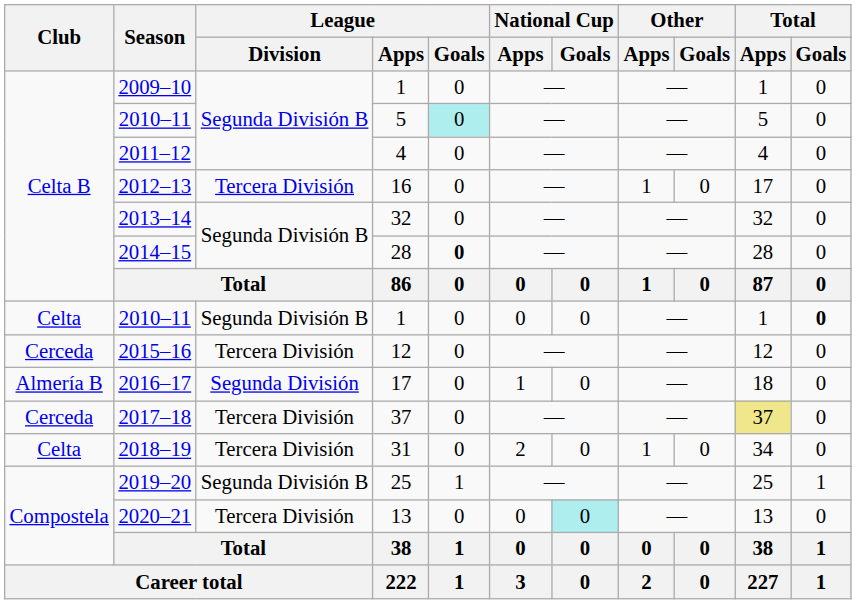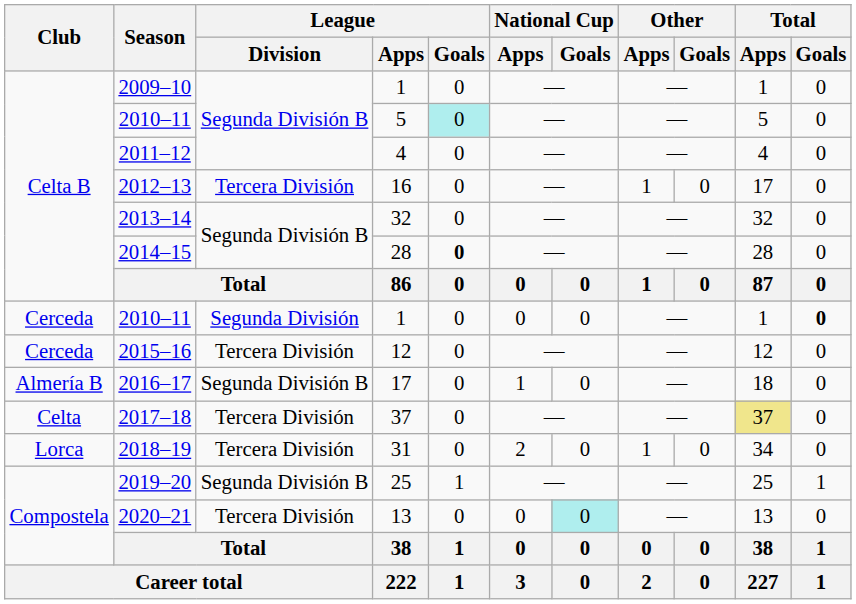(59, 317) Celta -> (59, 317) Cerceda
(285, 317) Segunda División B -> (285, 317) Segunda División
(285, 383) Segunda División -> (285, 383) Segunda División B
(59, 416) Cerceda -> (59, 416) Celta
(59, 449) Celta -> (59, 449) Lorca
